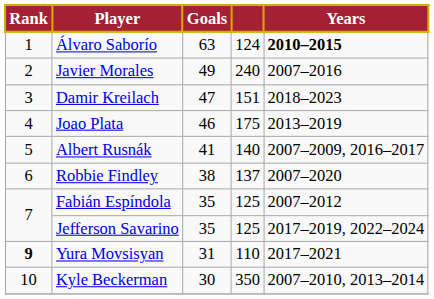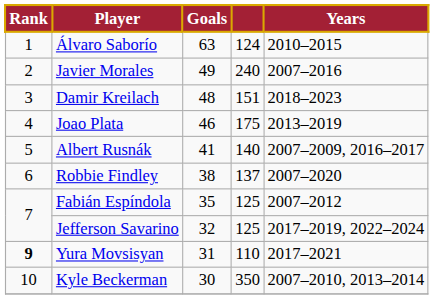(305, 45) bold -> (305, 45) normal
(207, 97) 47 -> (207, 97) 48
(207, 228) 35 -> (207, 228) 32
